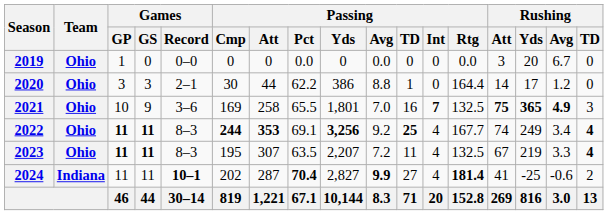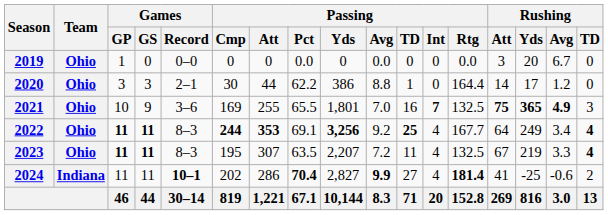(269, 107) 258 -> (269, 107) 255
(501, 130) 74 -> (501, 130) 64
(269, 175) 287 -> (269, 175) 286
